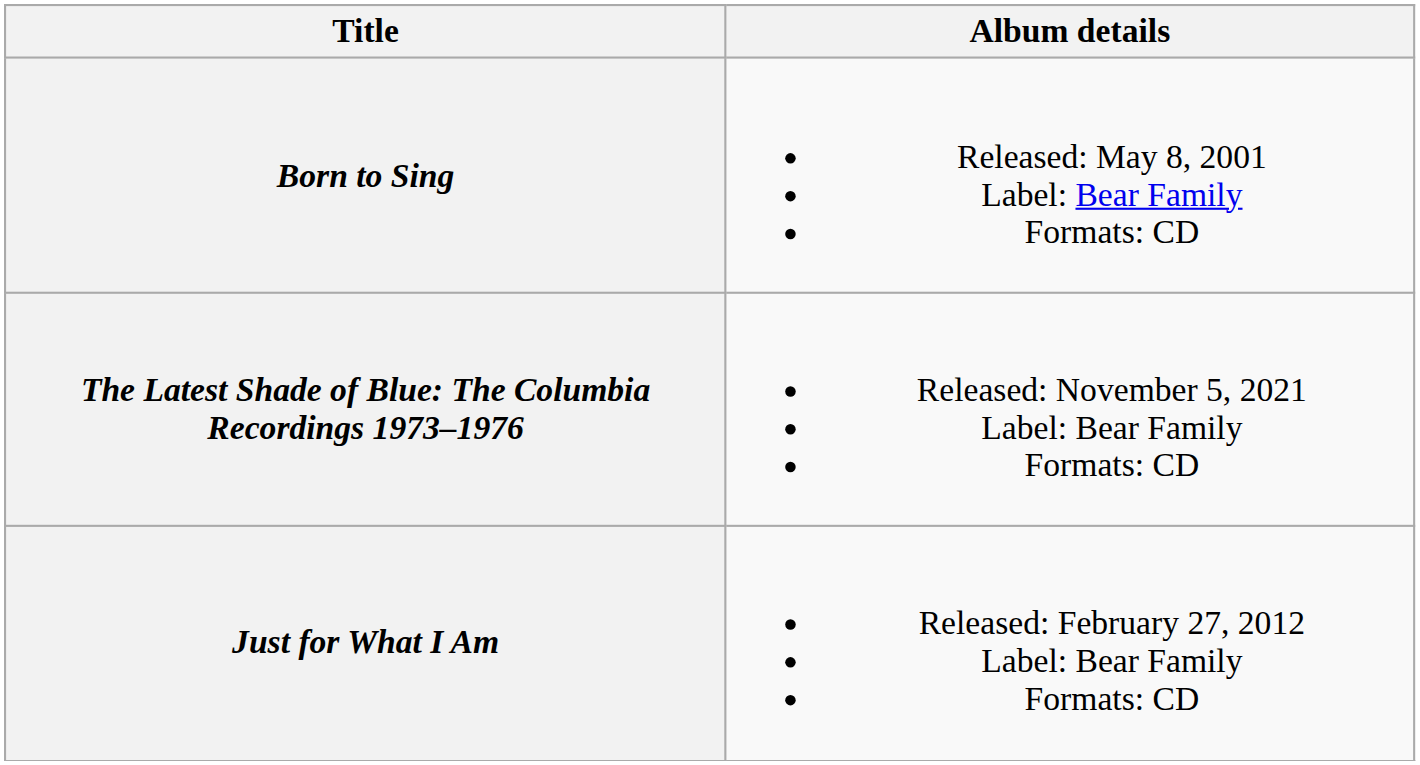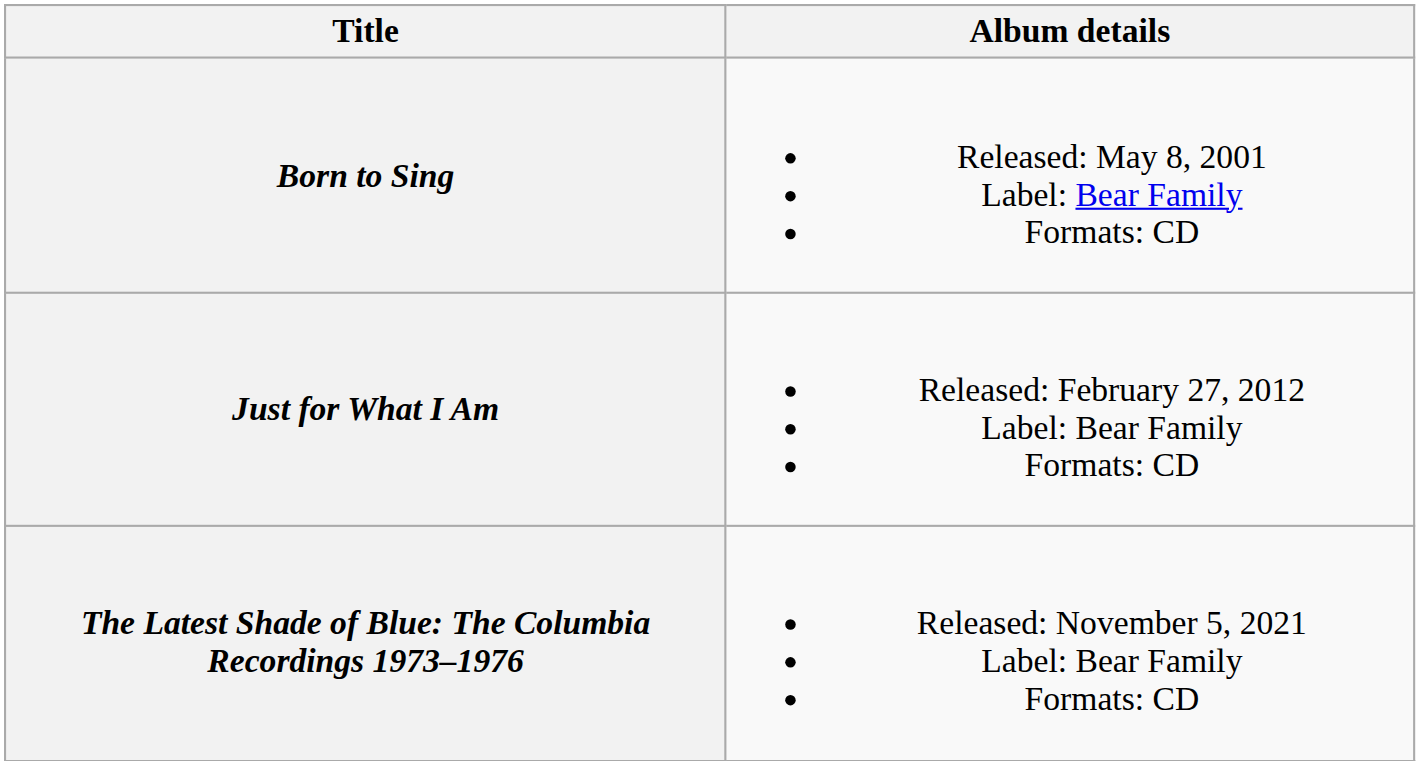rows swapped: (366, 642) <-> (366, 408)
